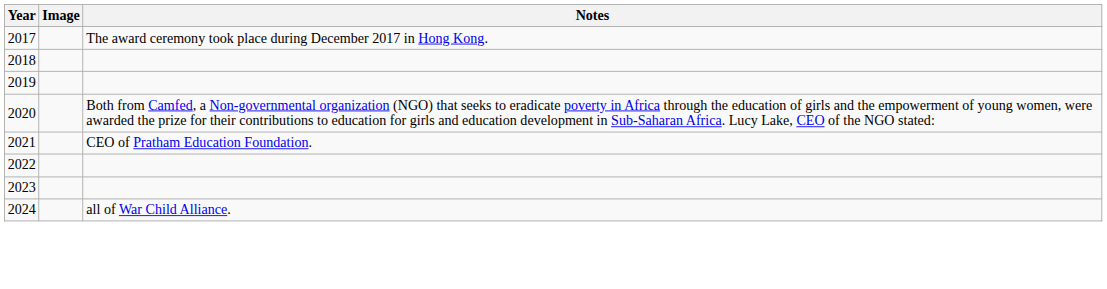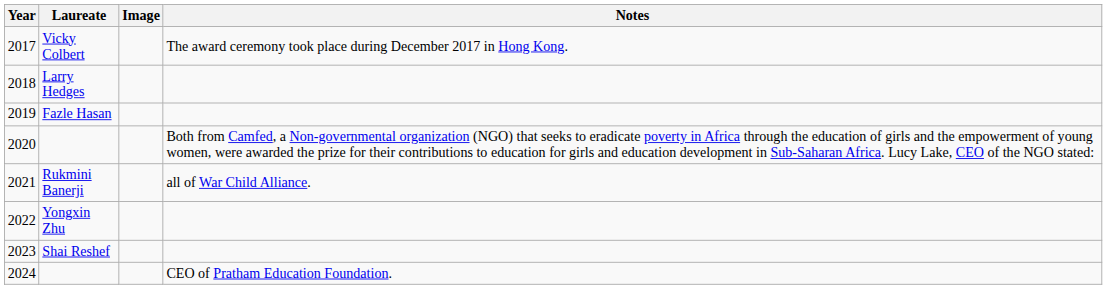+ column: (79, 15)
(199, 143) CEO of Pratham Education Foundation. -> (239, 182) all of War Child Alliance.
(159, 210) all of War Child Alliance. -> (279, 273) CEO of Pratham Education Foundation.
